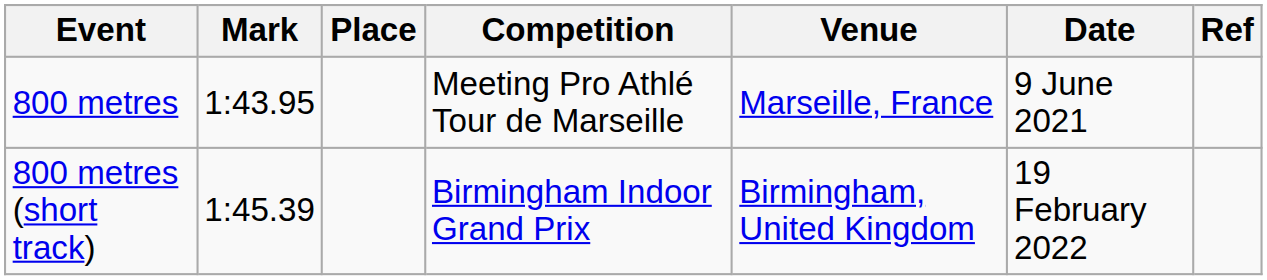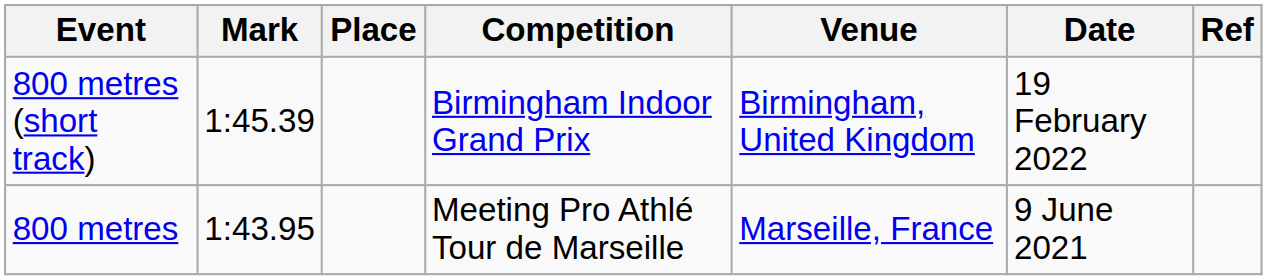rows swapped: (96, 101) <-> (96, 210)
